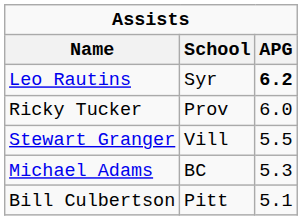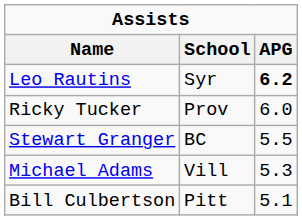(206, 140) Vill -> (195, 140) BC
(195, 170) BC -> (206, 170) Vill
